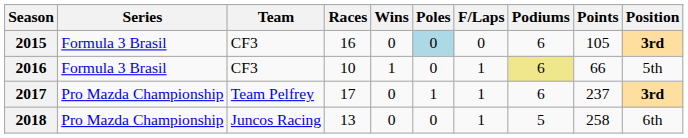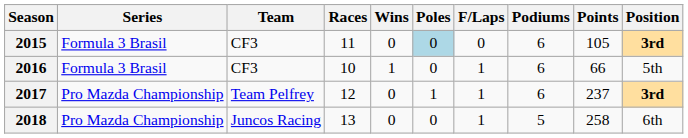(348, 43) 16 -> (348, 43) 11
(541, 69) khaki background -> (541, 69) no background
(348, 94) 17 -> (348, 94) 12
